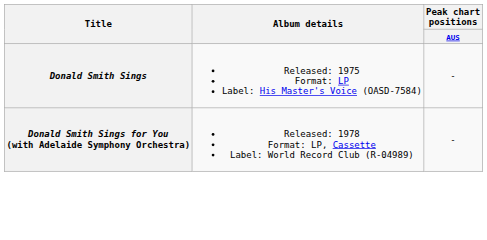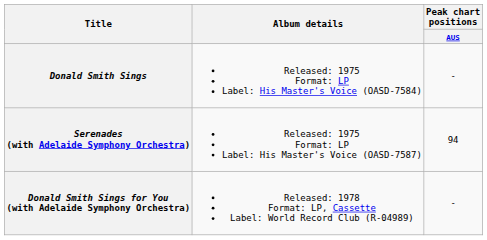+ row: (98, 139)
